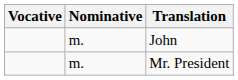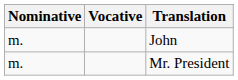columns swapped: (106, 16) <-> (35, 16)
